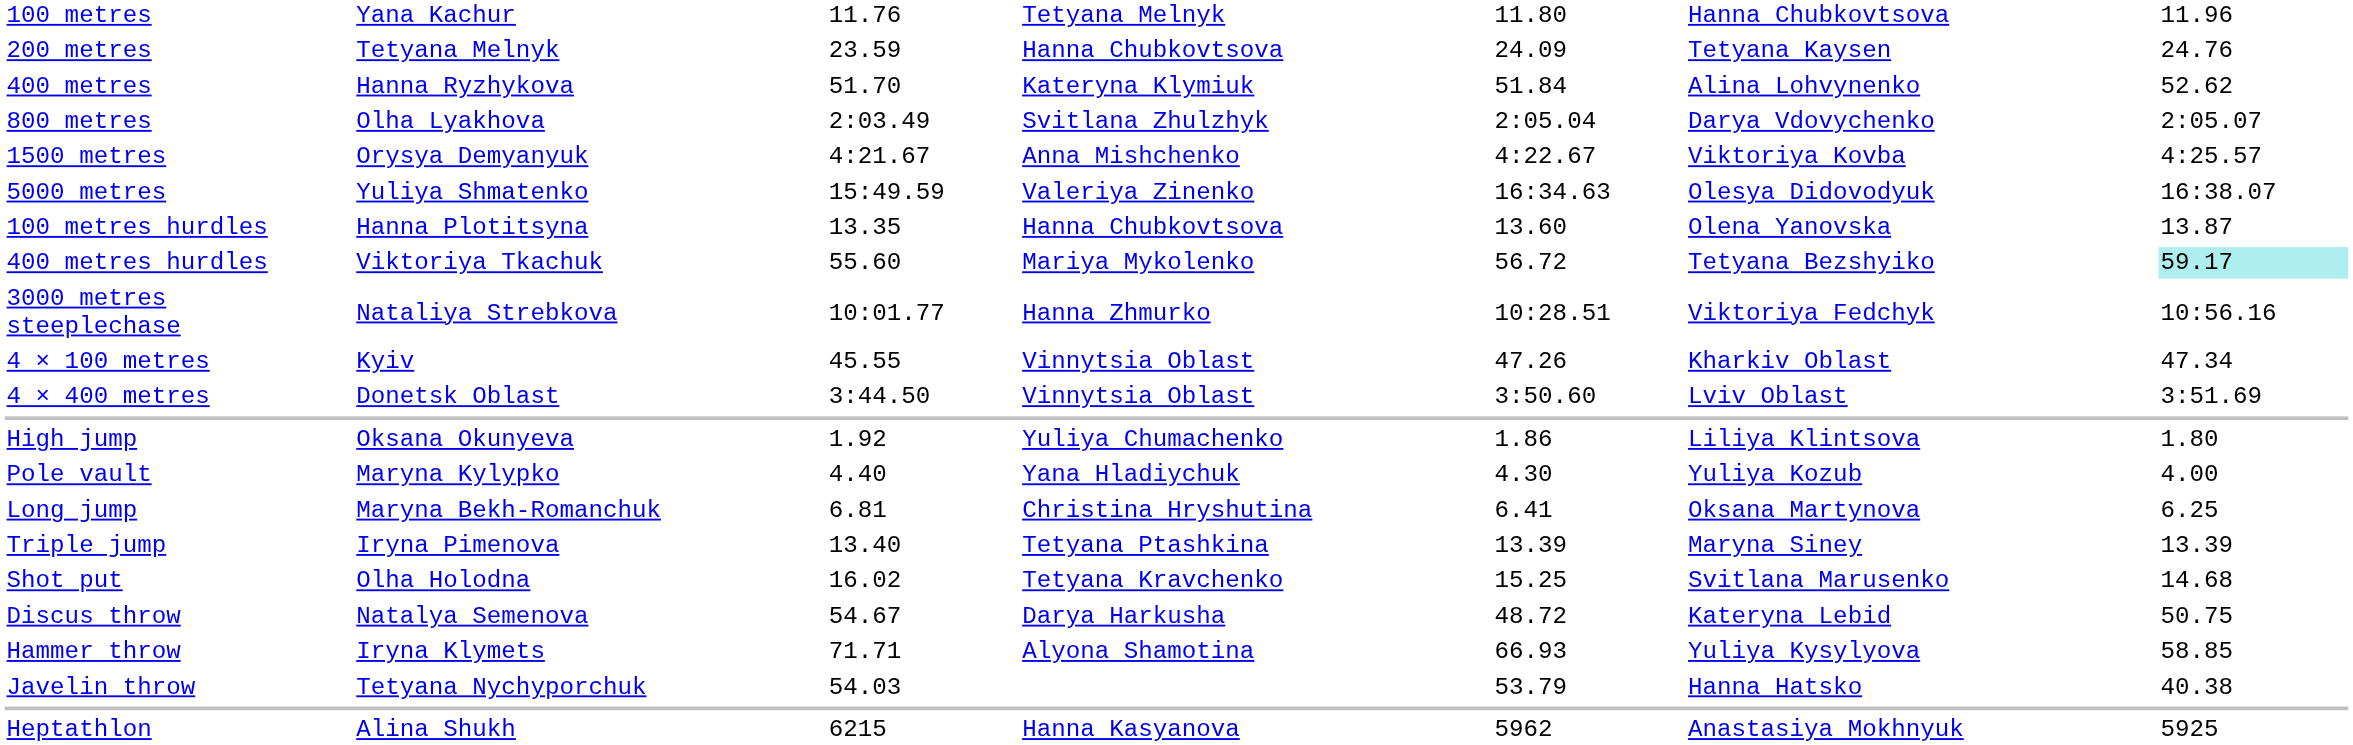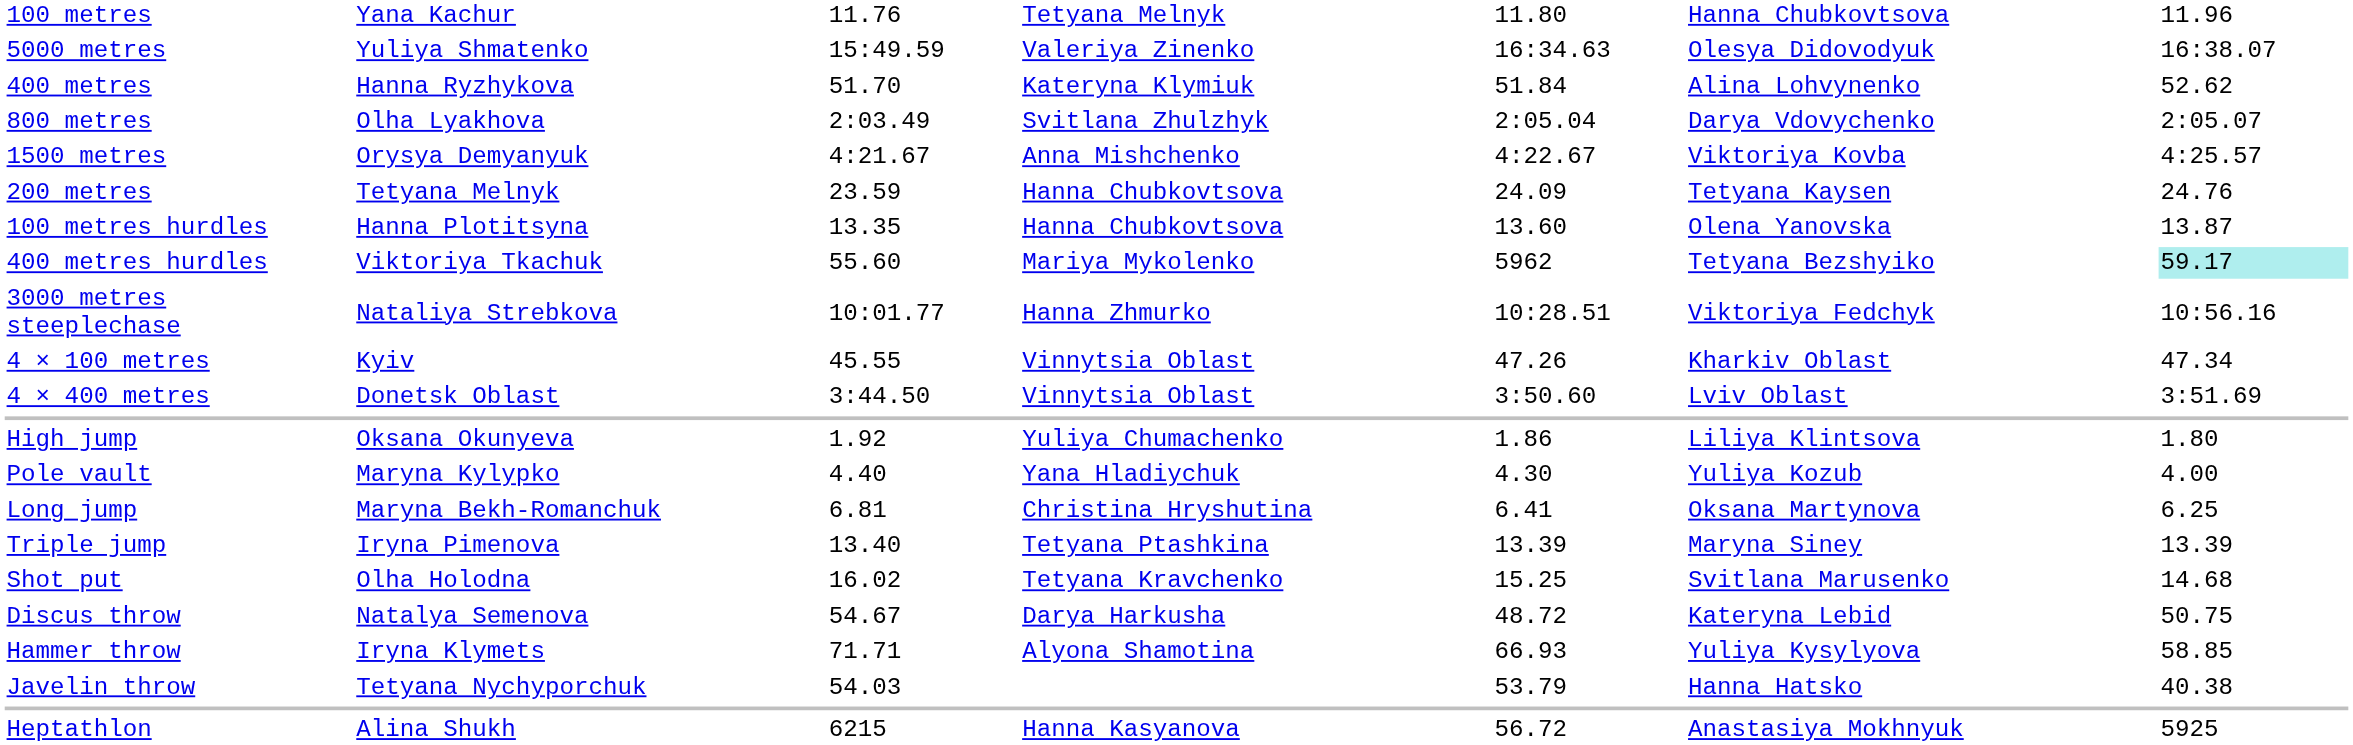rows swapped: (79, 51) <-> (86, 192)
(1531, 263) 56.72 -> (1524, 263) 5962
(1524, 730) 5962 -> (1531, 730) 56.72
